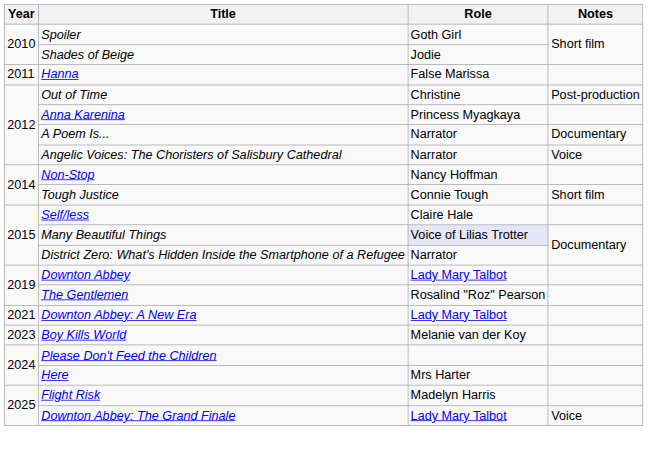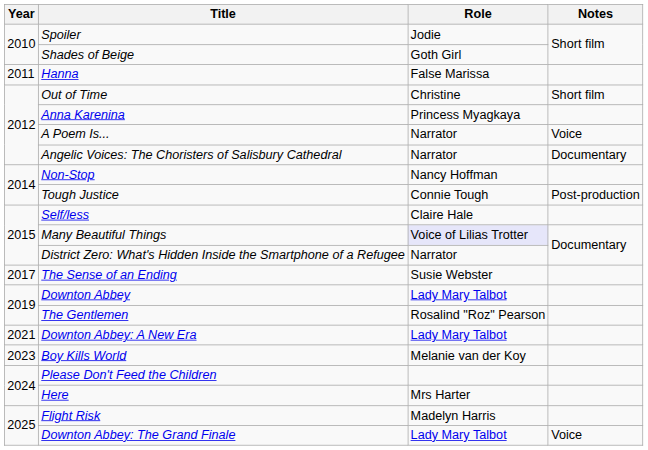(436, 34) Goth Girl -> (426, 34) Jodie
(426, 54) Jodie -> (436, 54) Goth Girl
(595, 94) Post-production -> (578, 94) Short film
(589, 134) Documentary -> (567, 134) Voice
(567, 154) Voice -> (589, 154) Documentary
(578, 194) Short film -> (595, 194) Post-production
+ row: (109, 275)
